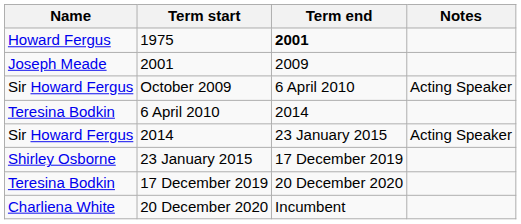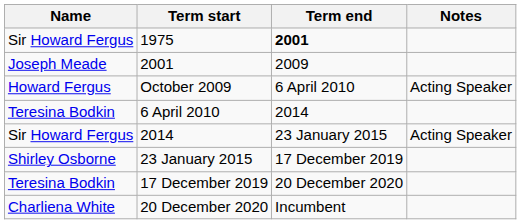(59, 40) Howard Fergus -> (71, 40) Sir Howard Fergus
(71, 87) Sir Howard Fergus -> (59, 87) Howard Fergus
